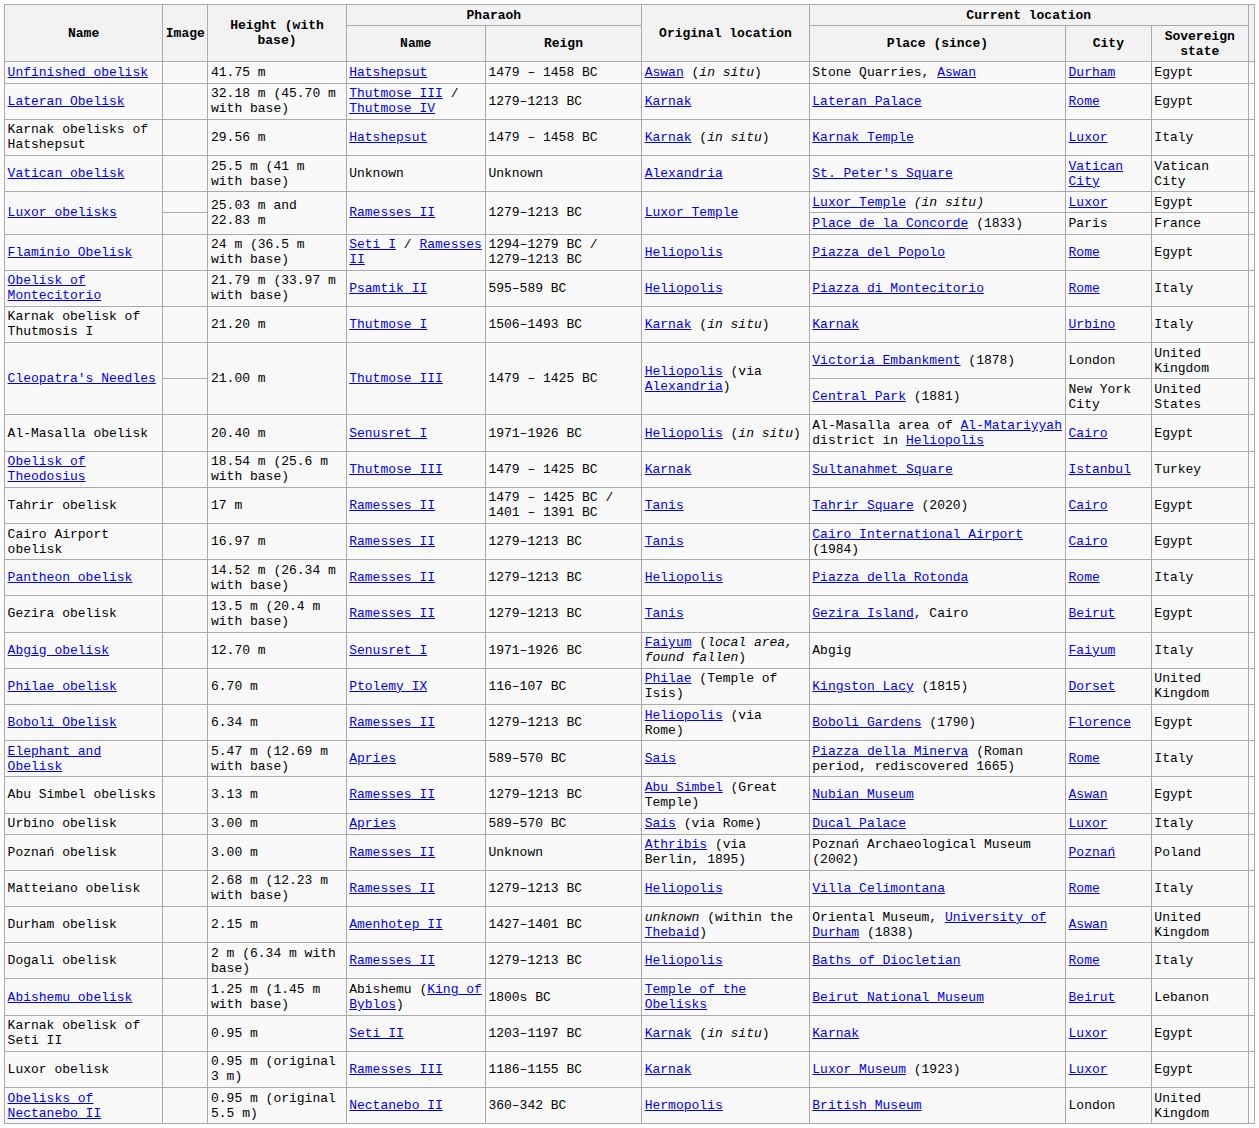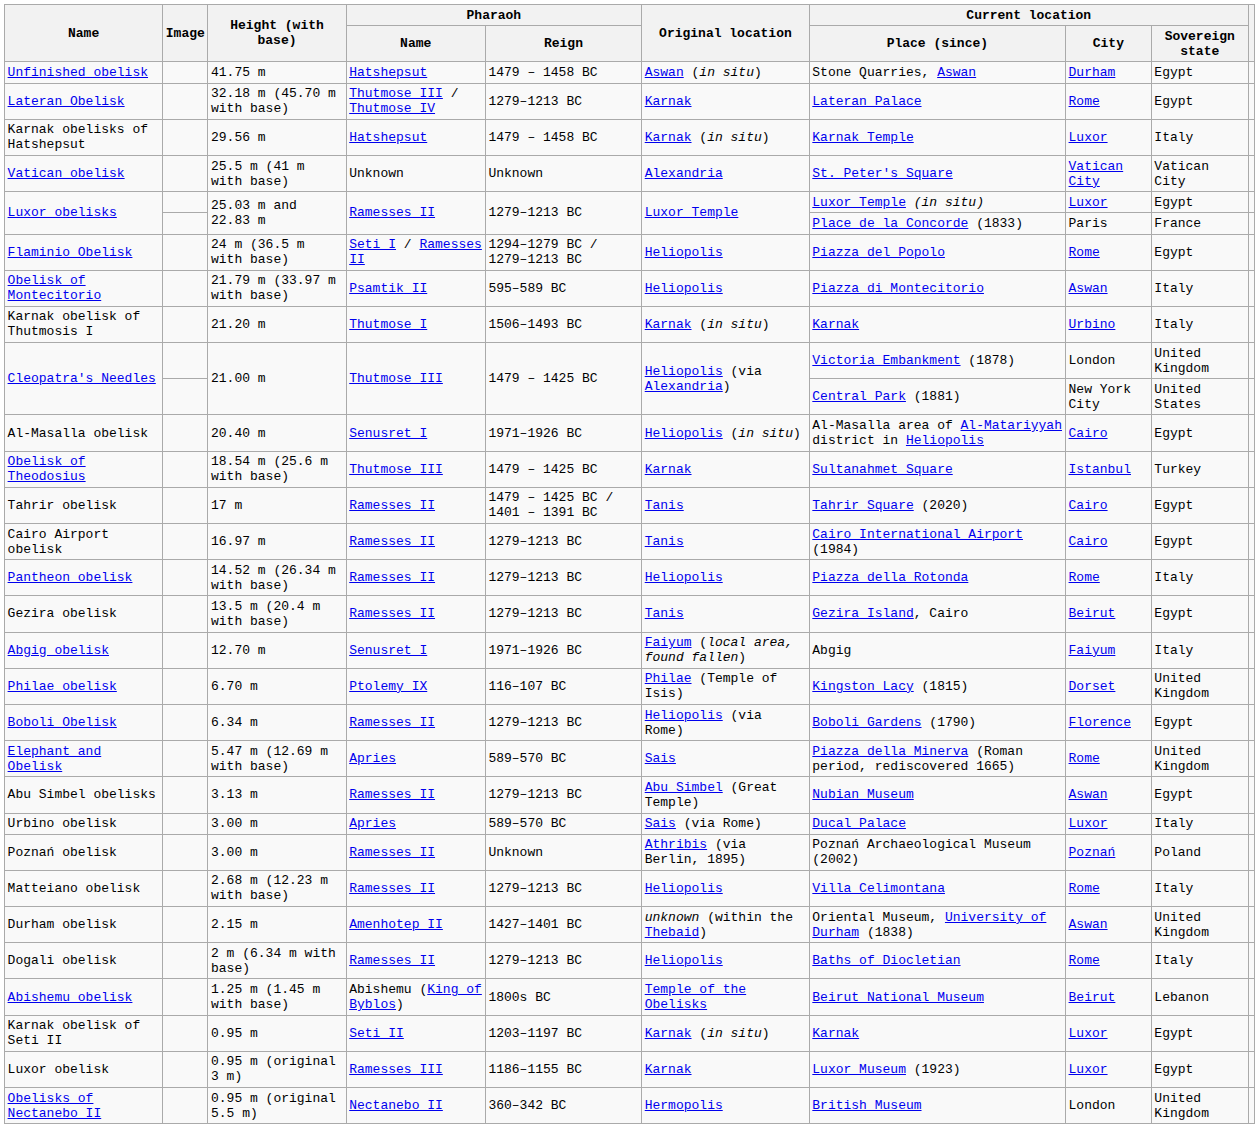(1084, 288) Rome -> (1088, 288) Aswan
(1174, 759) Italy -> (1182, 759) United Kingdom
